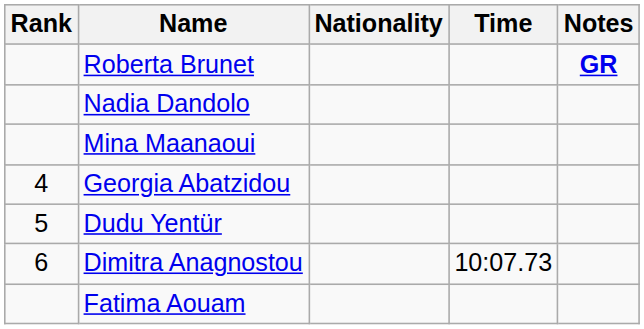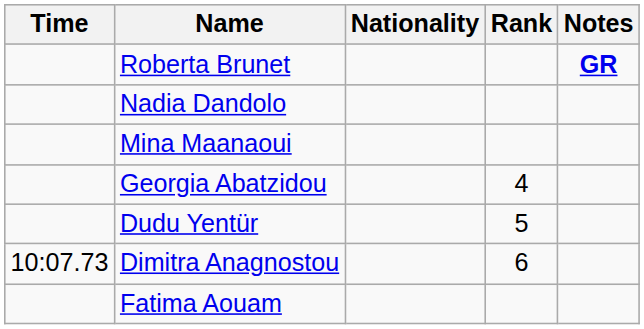columns swapped: (41, 24) <-> (503, 24)
